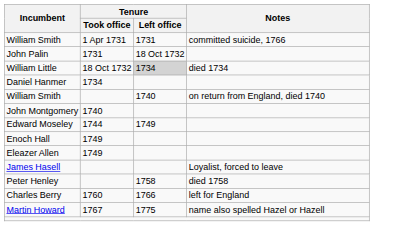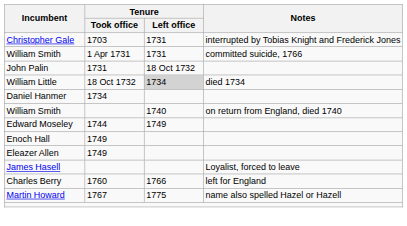+ row: (40, 39)
- row: (42, 110)
- row: (32, 181)
